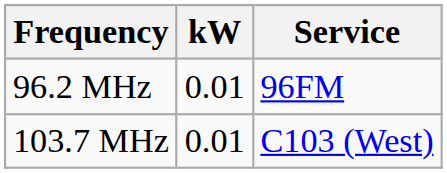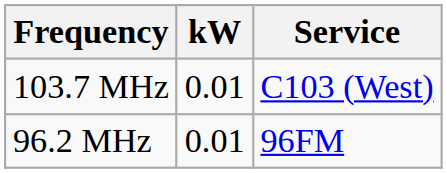rows swapped: (82, 85) <-> (91, 140)
